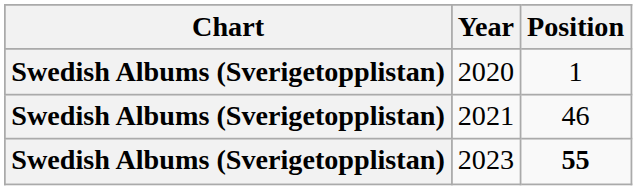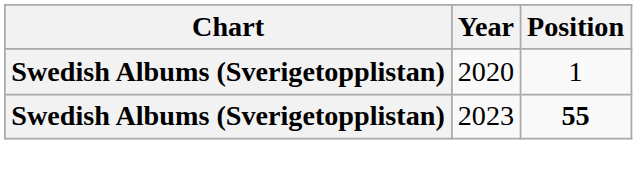- row: (486, 116)
